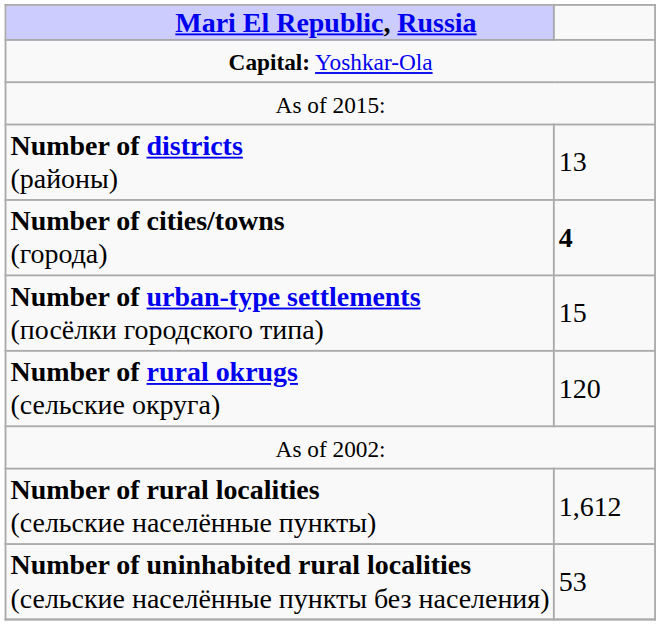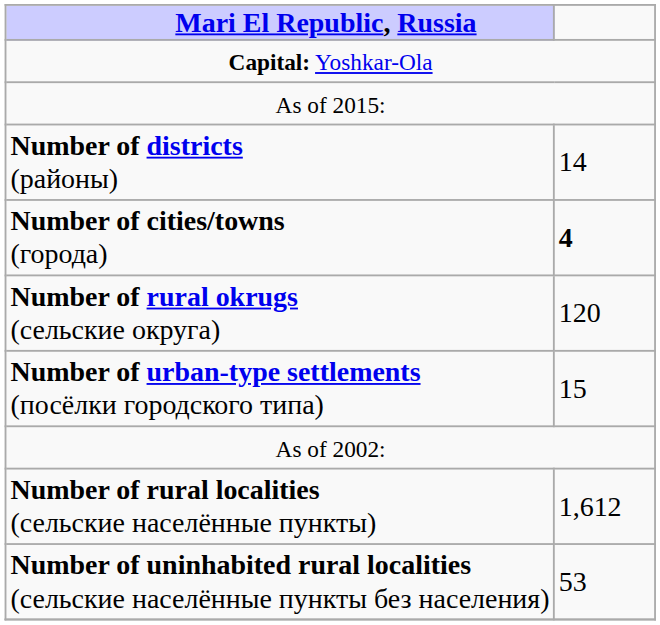(573, 161) 13 -> (573, 161) 14
rows swapped: (216, 312) <-> (154, 388)
